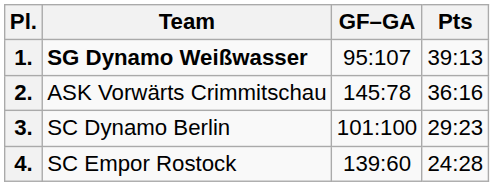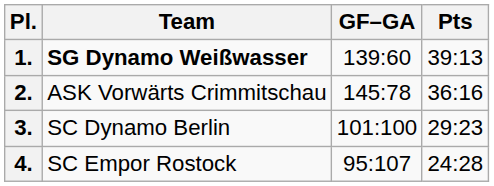(377, 57) 95:107 -> (377, 57) 139:60
(377, 163) 139:60 -> (377, 163) 95:107
